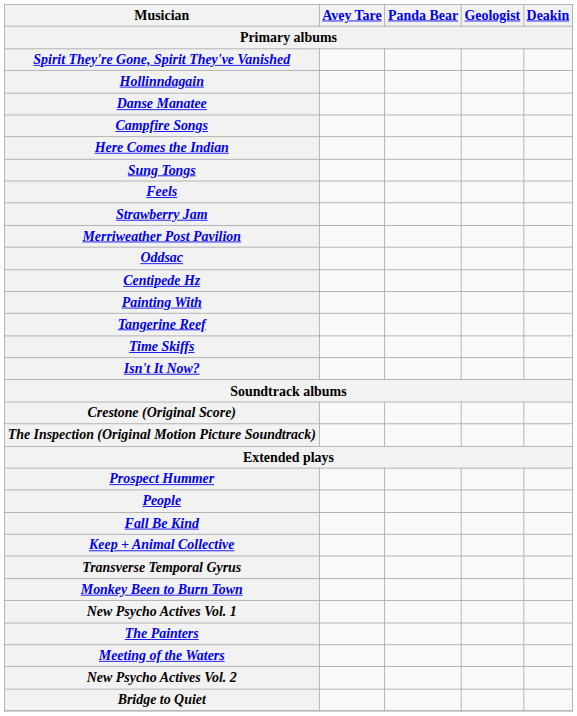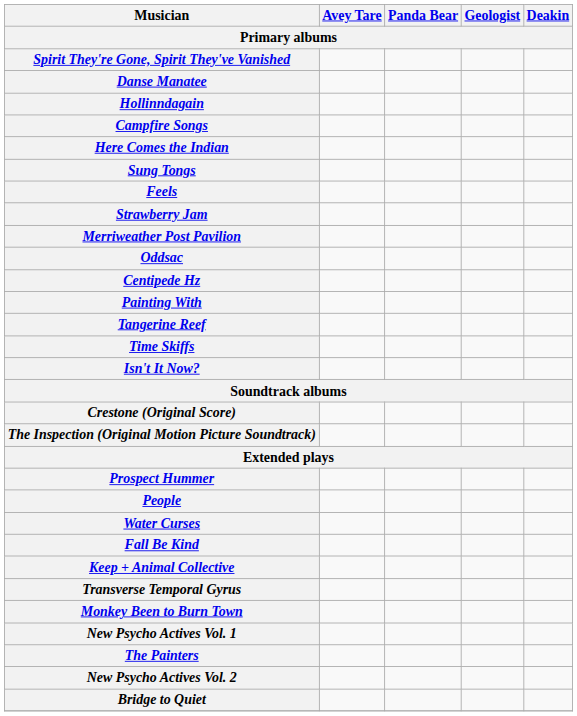rows swapped: (162, 103) <-> (162, 81)
+ row: (162, 523)
- row: (162, 655)
